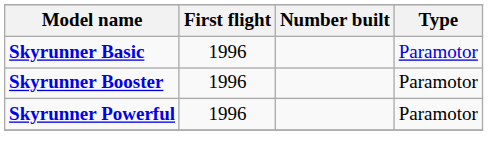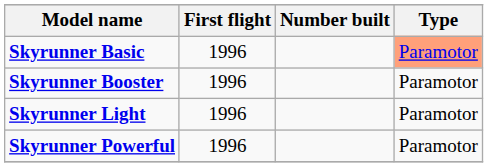(438, 51) no background -> (438, 51) lightsalmon background
+ row: (77, 114)
